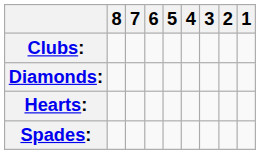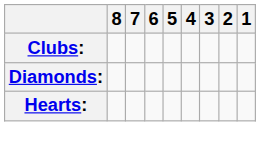- row: (56, 134)
